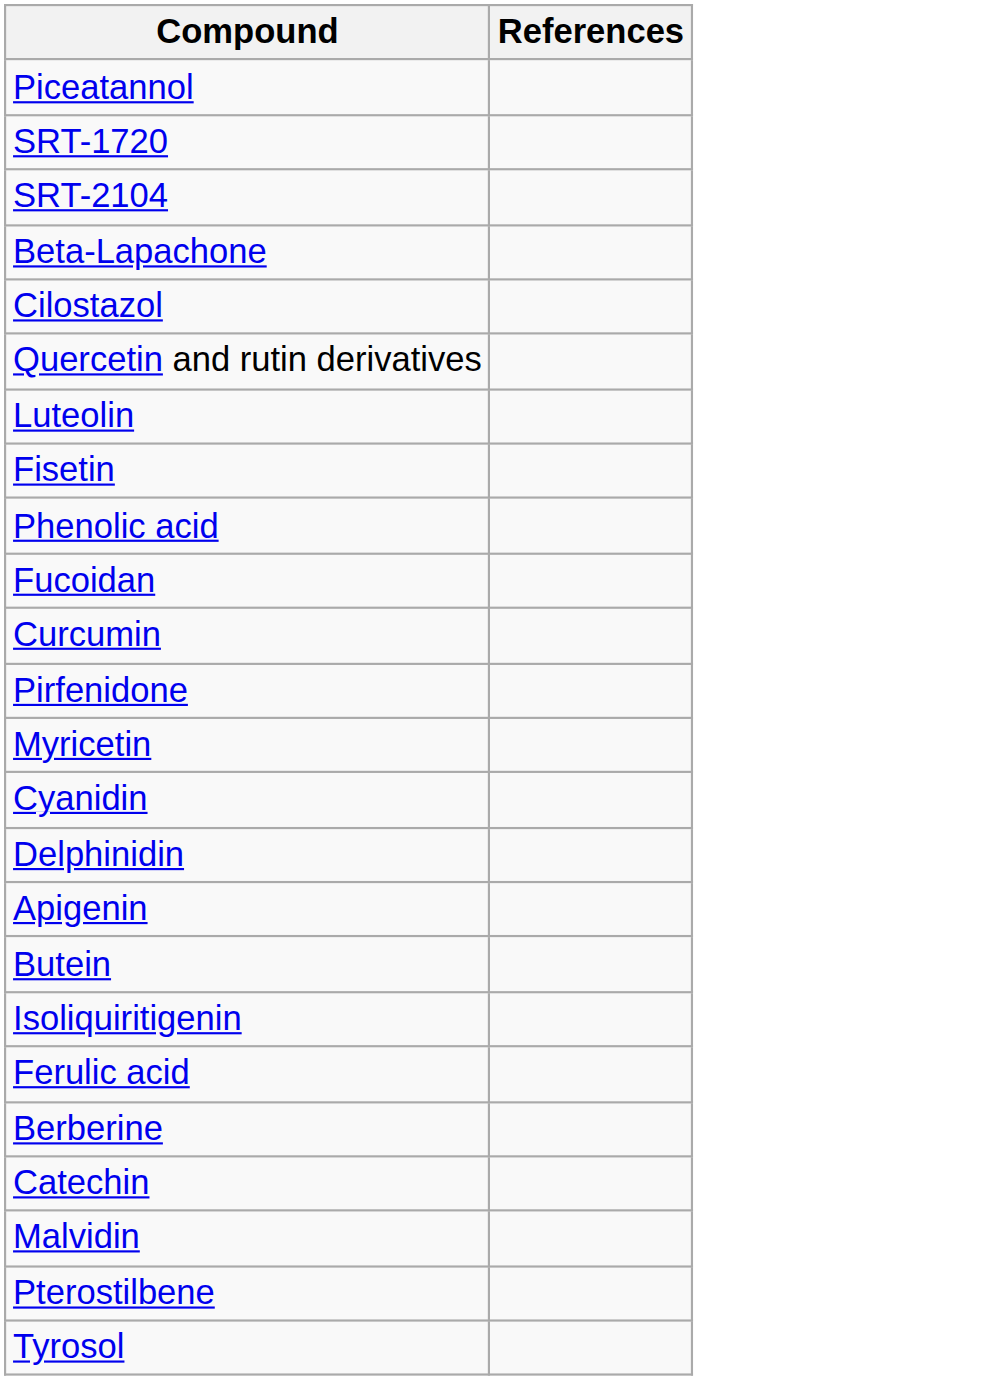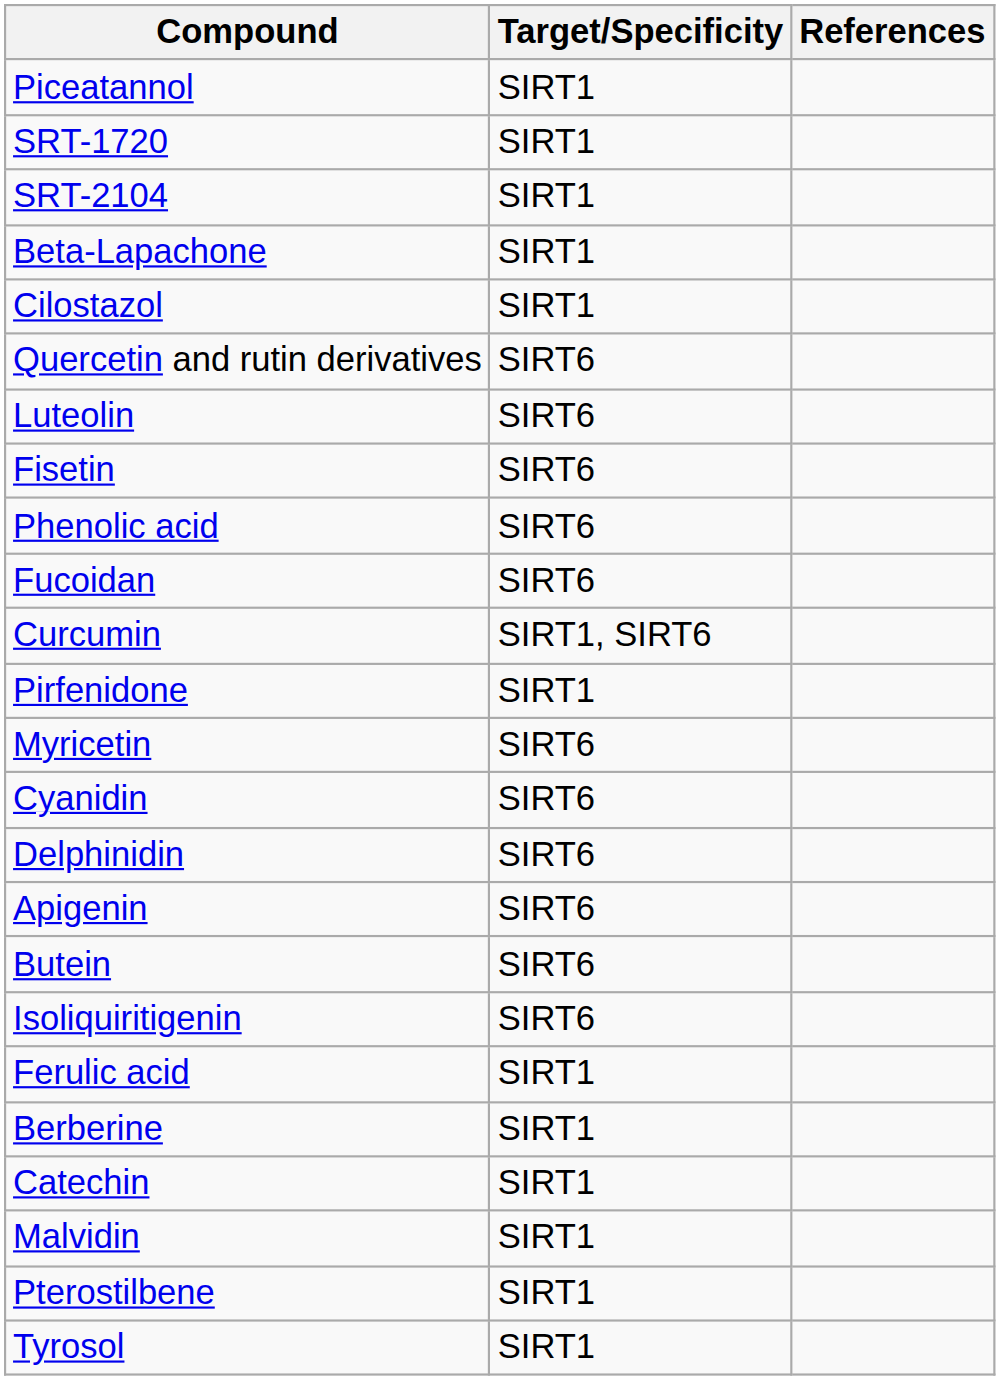+ column: (640, 31)
